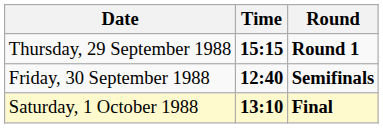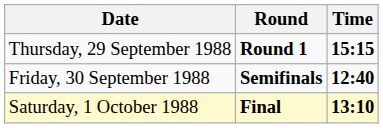columns swapped: (262, 19) <-> (333, 19)
